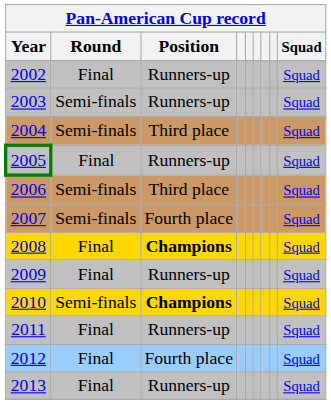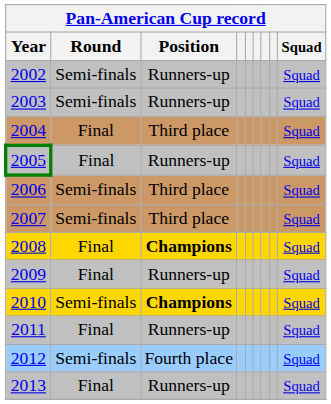(96, 74) Final -> (96, 74) Semi-finals
(96, 130) Semi-finals -> (96, 130) Final
(189, 218) Fourth place -> (189, 218) Third place
(96, 357) Final -> (96, 357) Semi-finals
